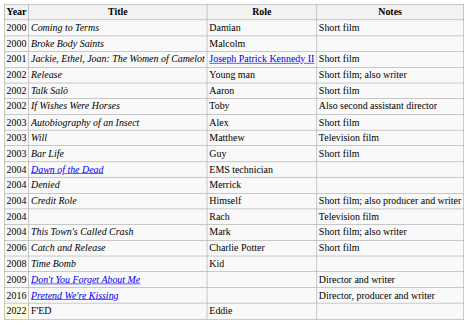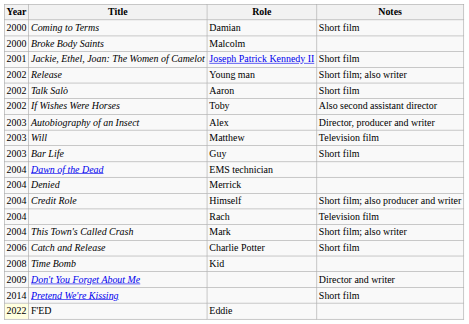(339, 122) Short film -> (377, 122) Director, producer and writer
(17, 295) 2016 -> (17, 295) 2014
(377, 295) Director, producer and writer -> (339, 295) Short film
